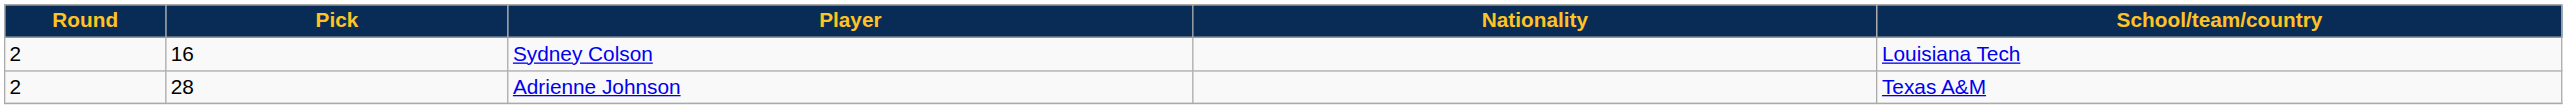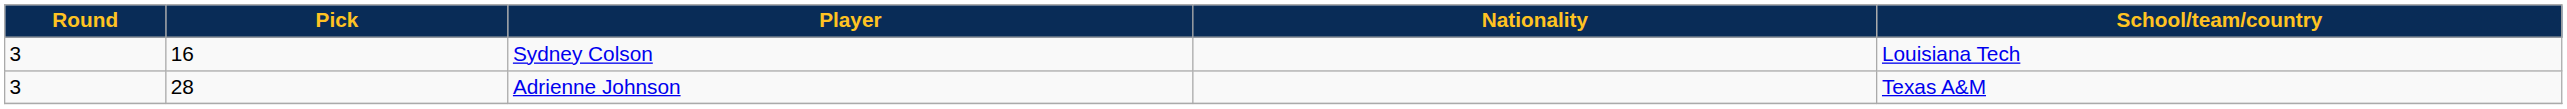(15, 53) 2 -> (15, 53) 3
(15, 86) 2 -> (15, 86) 3
